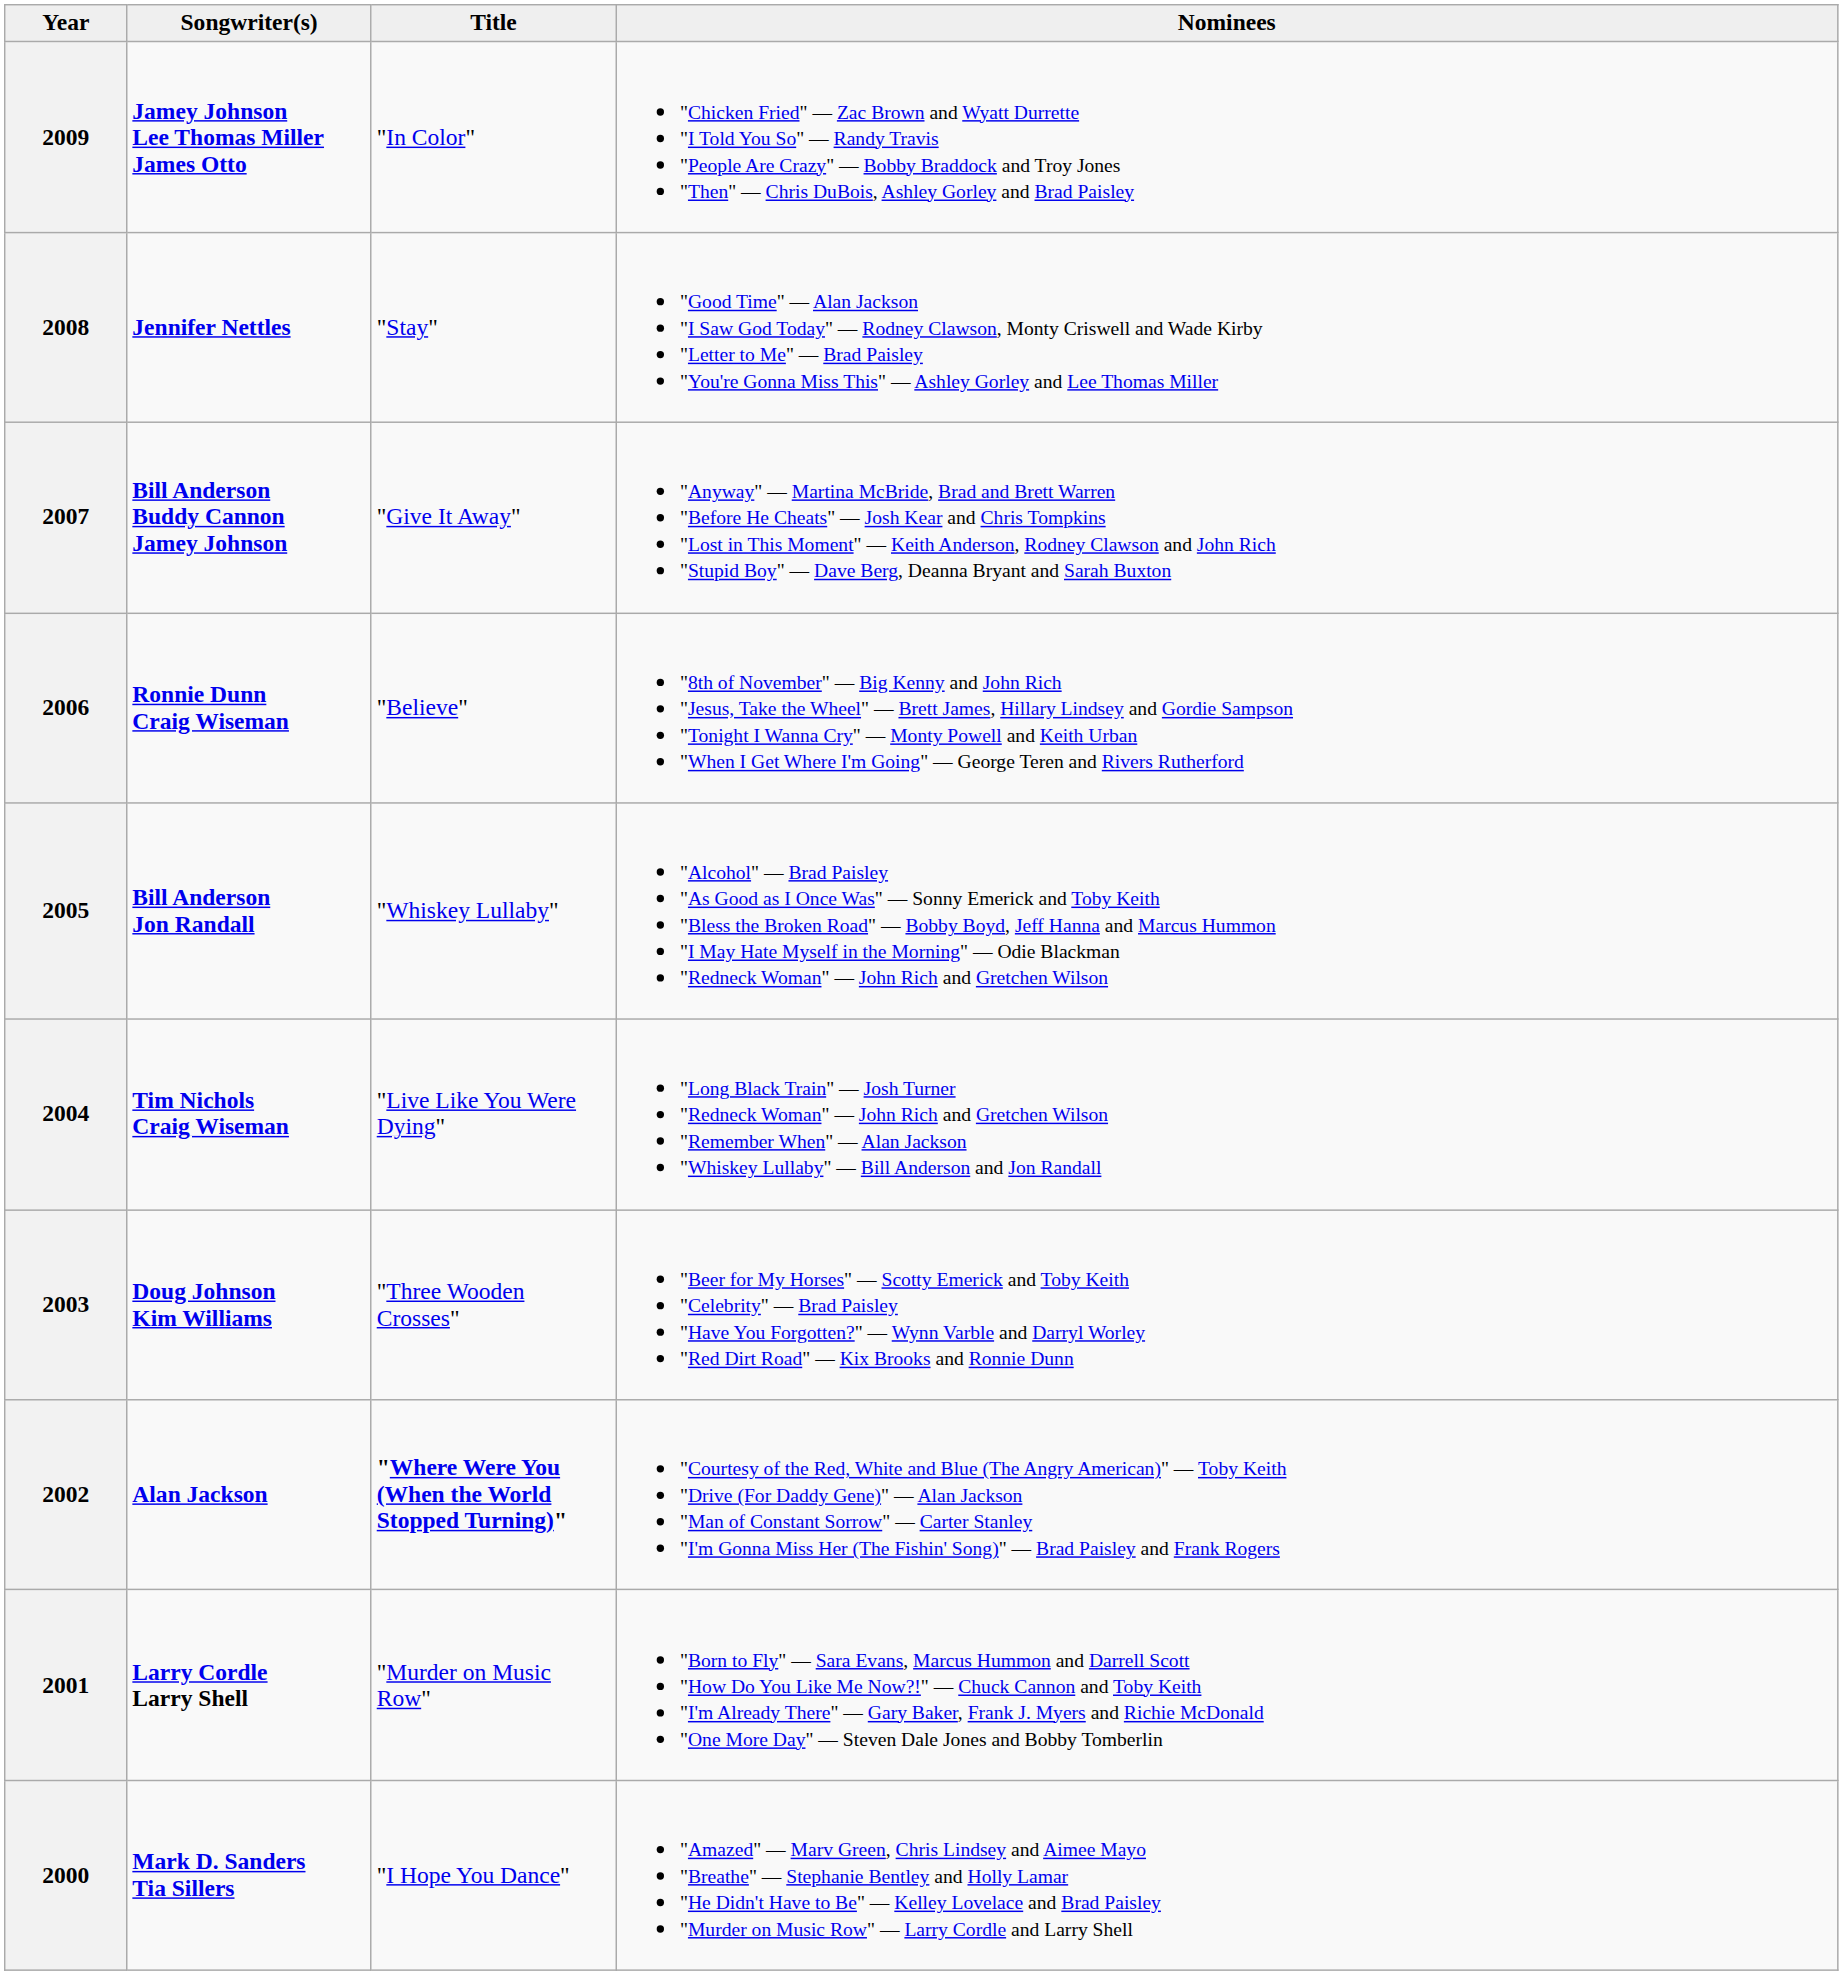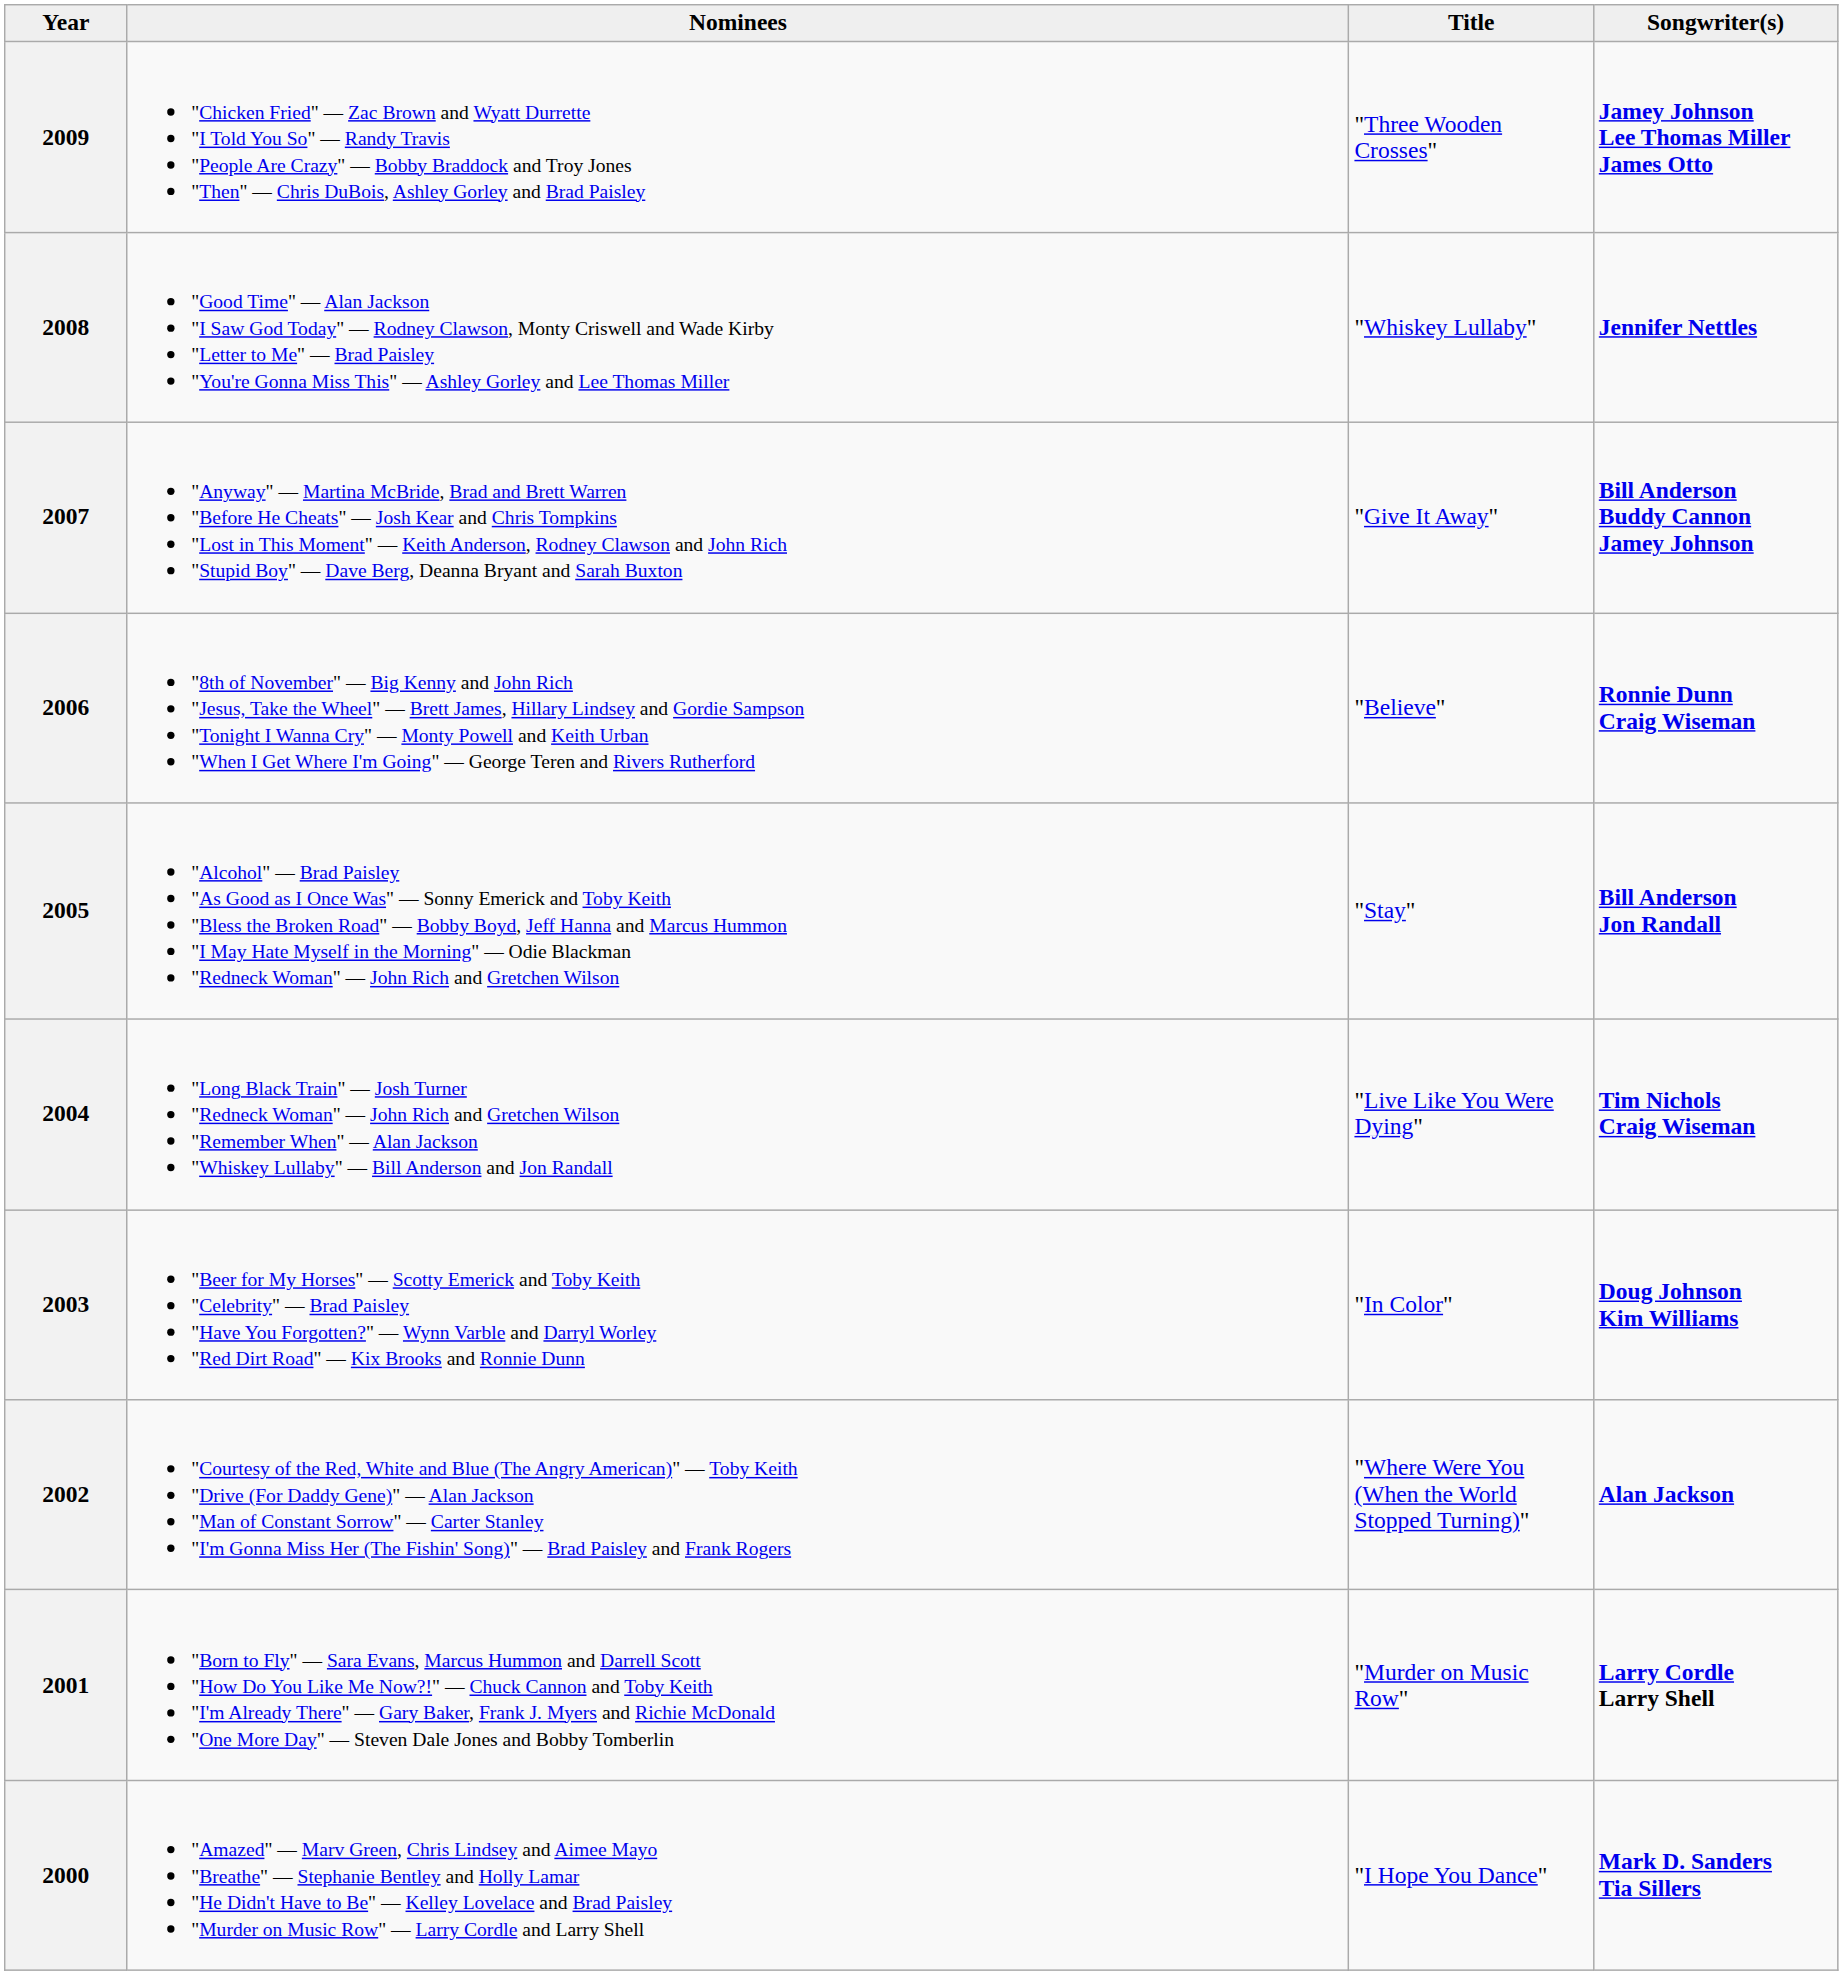columns swapped: (249, 23) <-> (1227, 23)
(426, 136) "In Color" -> (1428, 136) "Three Wooden Crosses"
(407, 327) "Stay" -> (1445, 327) "Whiskey Lullaby"
(468, 910) "Whiskey Lullaby" -> (1385, 910) "Stay"
(451, 1304) "Three Wooden Crosses" -> (1404, 1304) "In Color"
(472, 1494) bold -> (1442, 1494) normal
